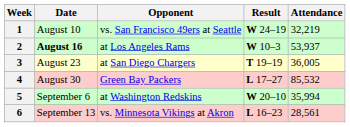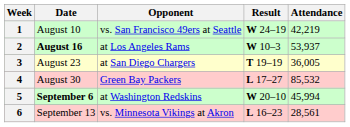(305, 29) 32,219 -> (305, 29) 42,219
(63, 96) normal -> (65, 96) bold
(305, 96) 35,994 -> (305, 96) 45,994
